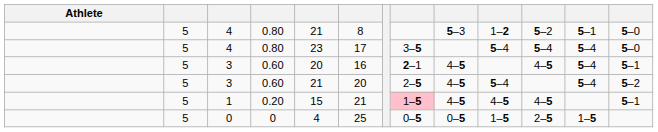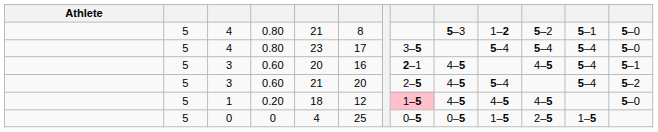(317, 101) 15 -> (317, 101) 18
(360, 101) 21 -> (360, 101) 12
(631, 101) 5–1 -> (631, 101) 5–0
